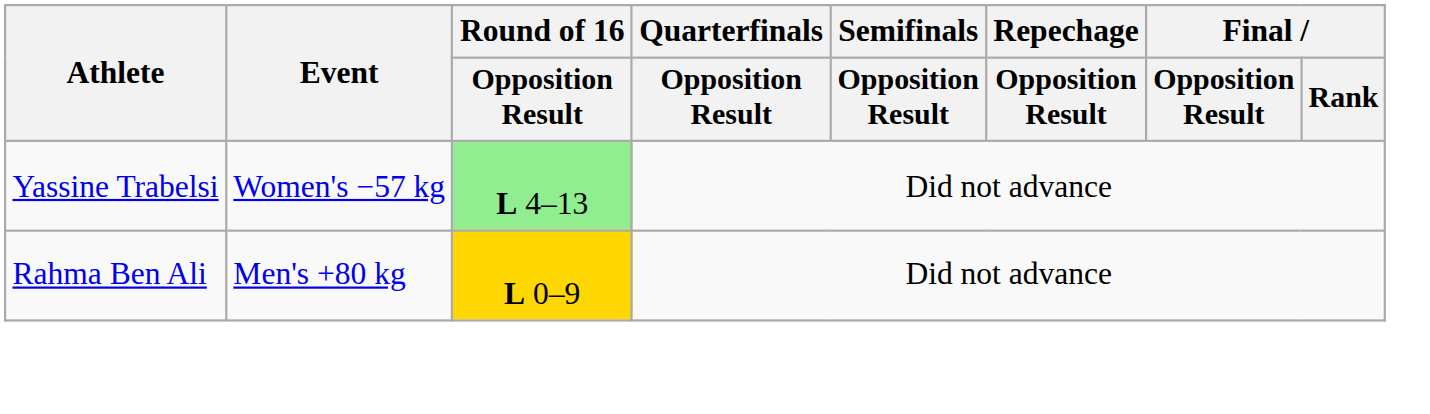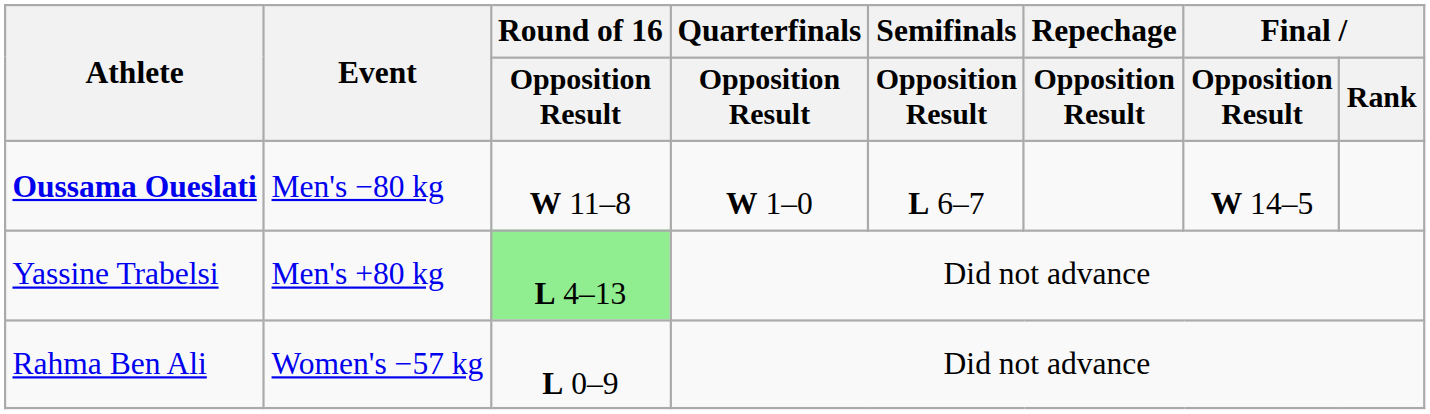+ row: (135, 185)
(339, 185) Women's −57 kg -> (358, 275) Men's +80 kg
(320, 275) Men's +80 kg -> (377, 364) Women's −57 kg
(542, 293) gold background -> (580, 382) no background
